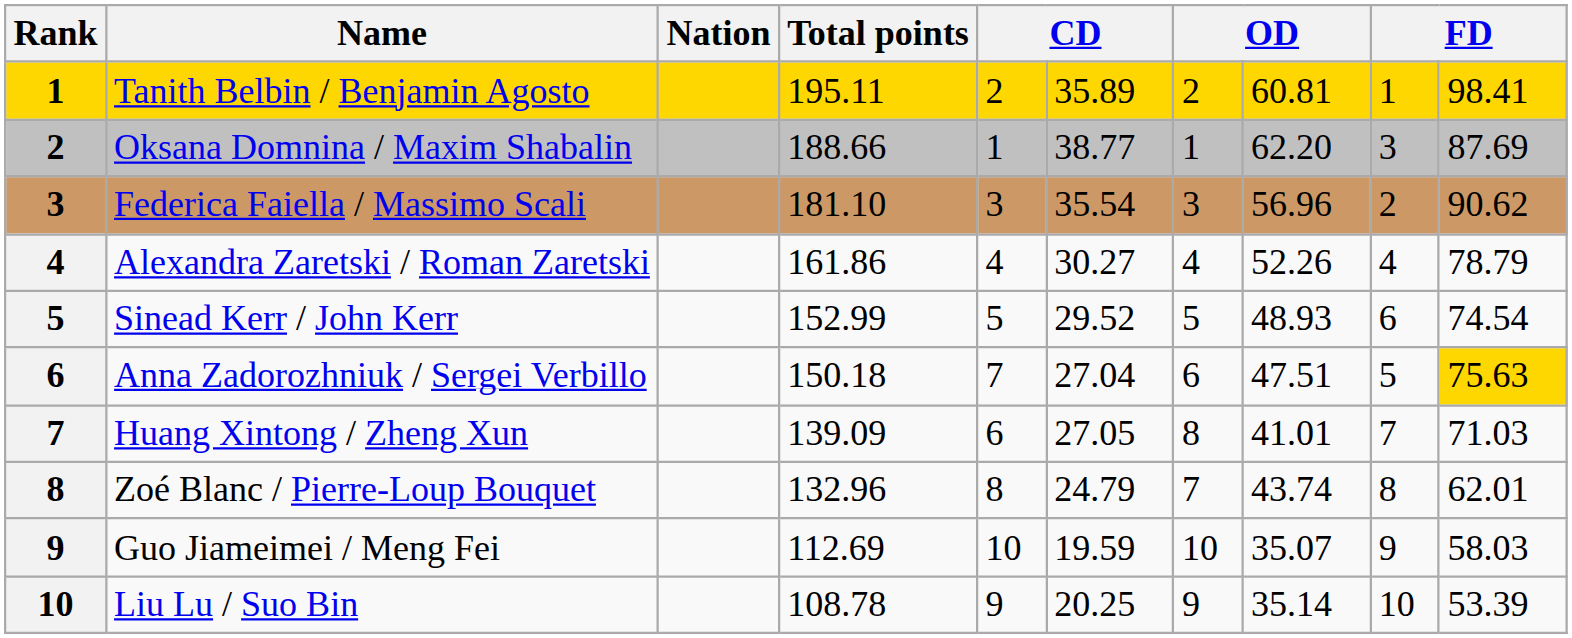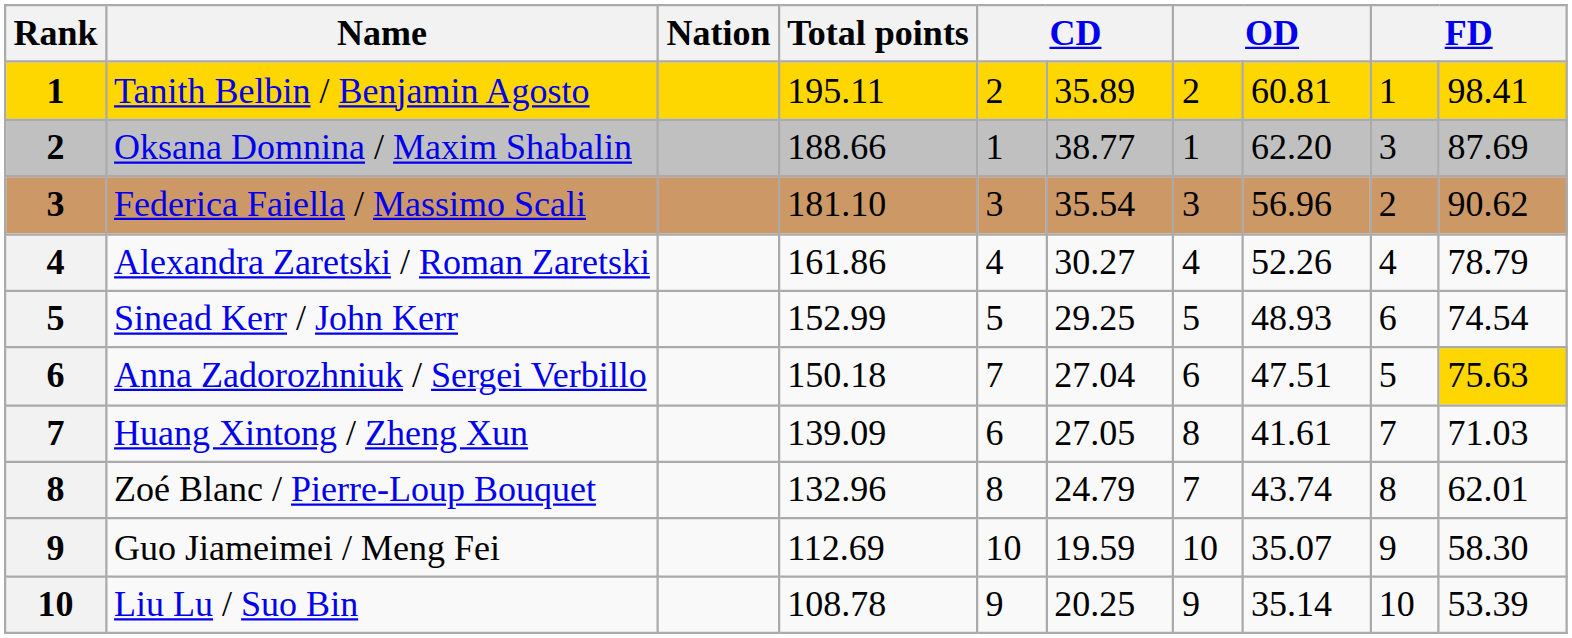(1095, 318) 29.52 -> (1095, 318) 29.25
(1291, 432) 41.01 -> (1291, 432) 41.61
(1488, 546) 58.03 -> (1488, 546) 58.30
